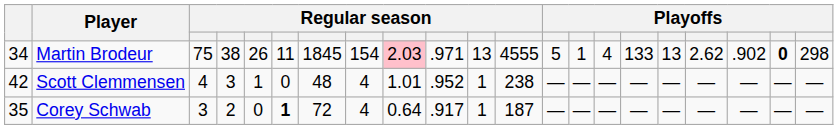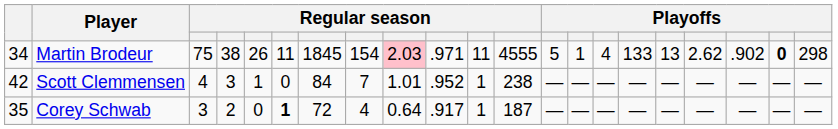(482, 54) 13 -> (481, 54) 11
(322, 82) 48 -> (322, 82) 84
(364, 82) 4 -> (364, 82) 7
